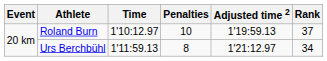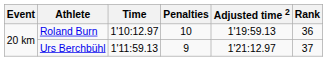(307, 32) 37 -> (307, 32) 36
(186, 48) 8 -> (186, 48) 9
(307, 48) 34 -> (307, 48) 37
